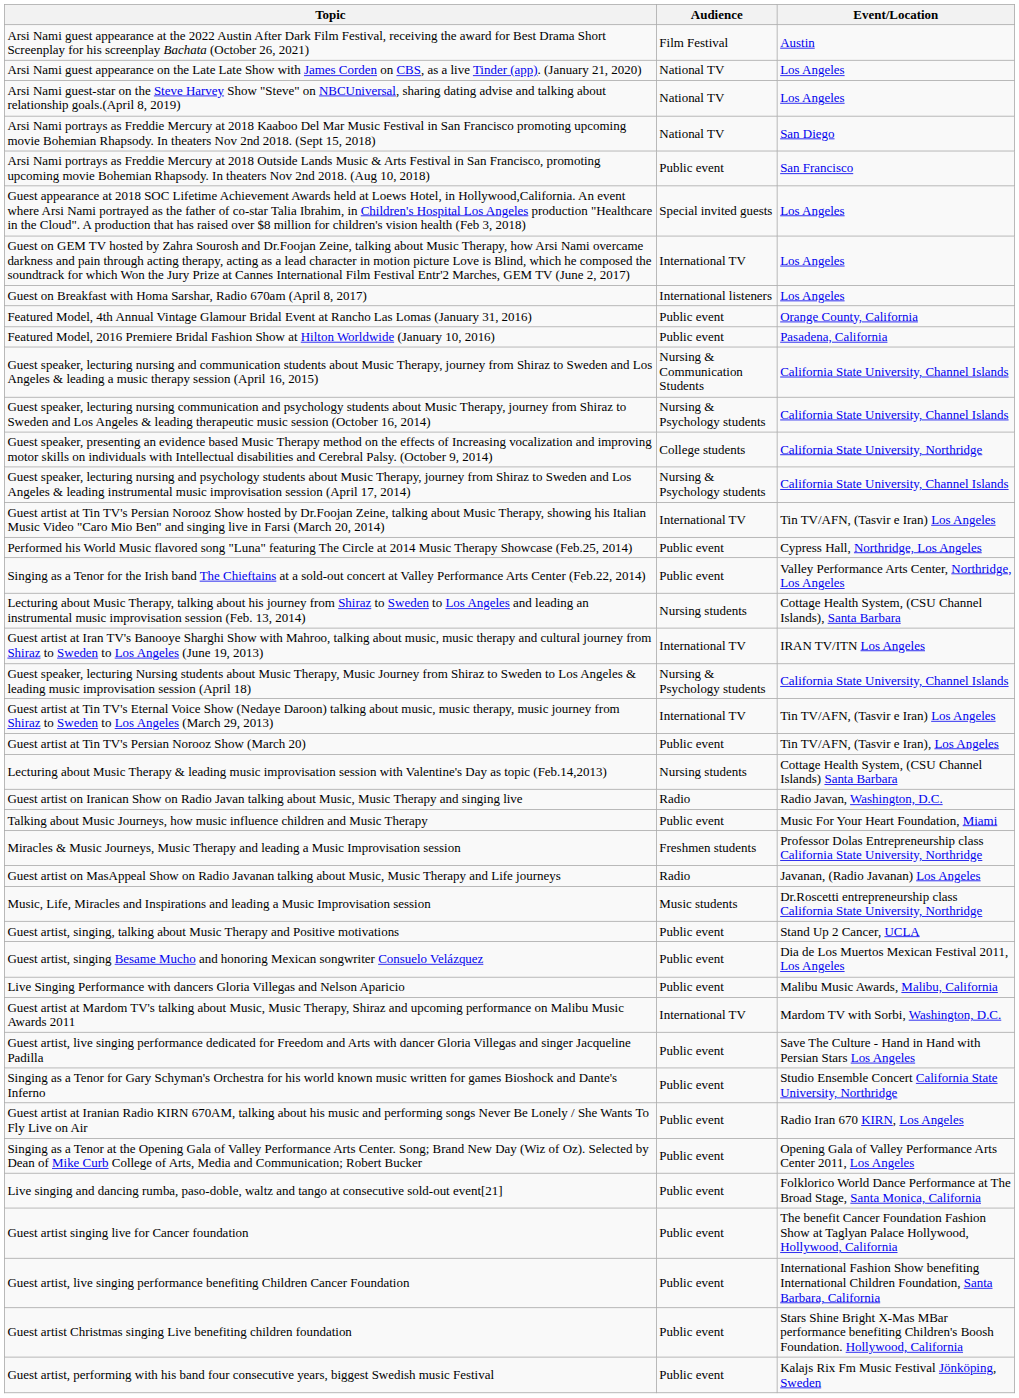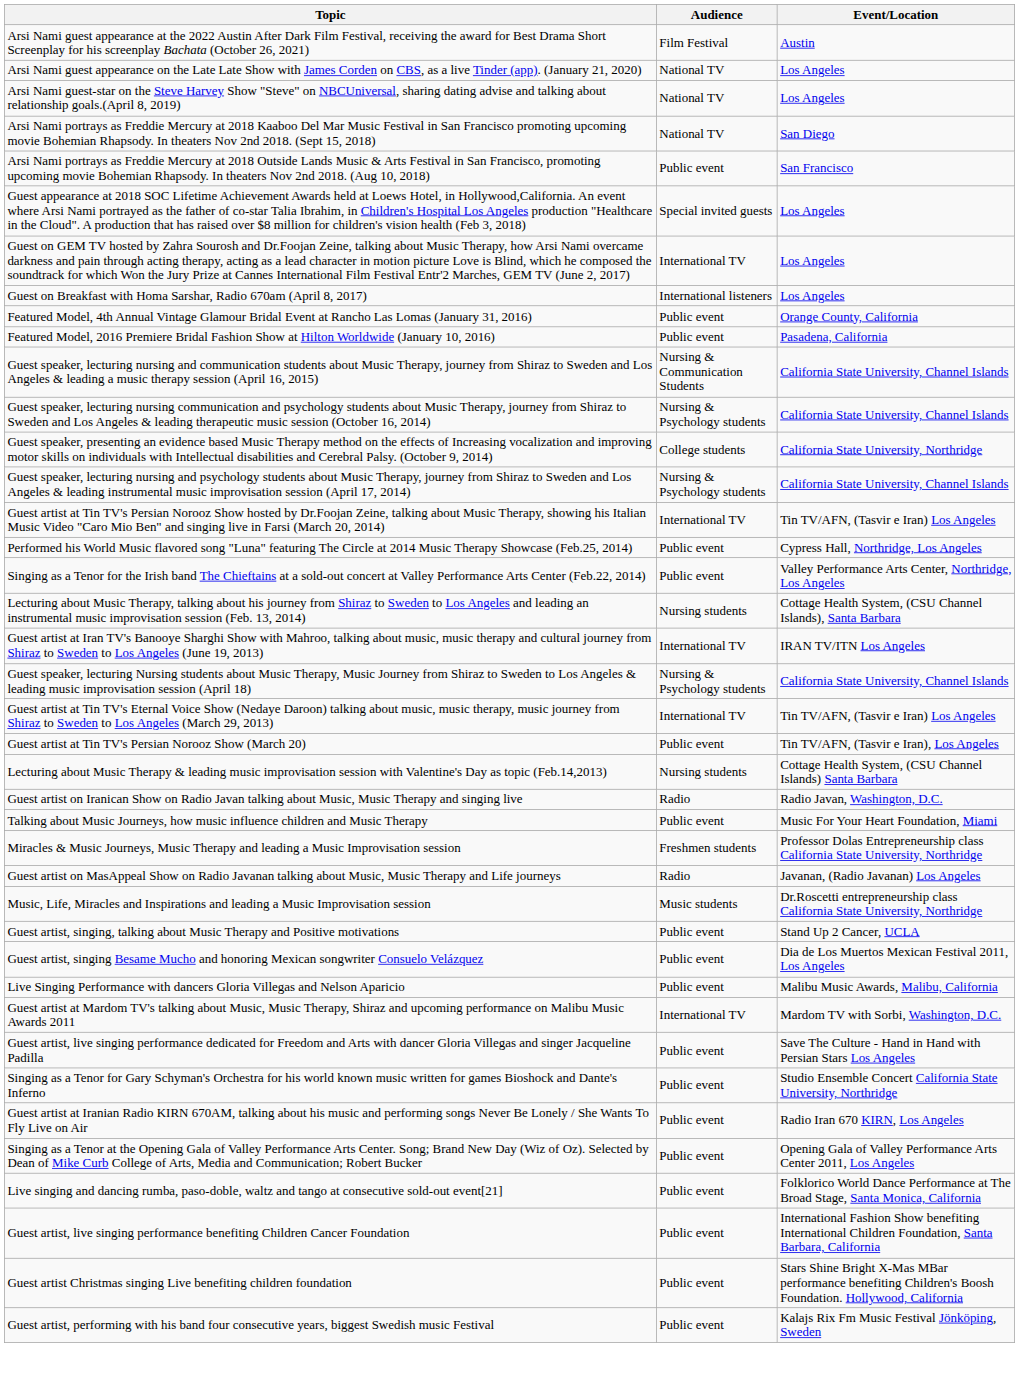- row: (128, 1233)
